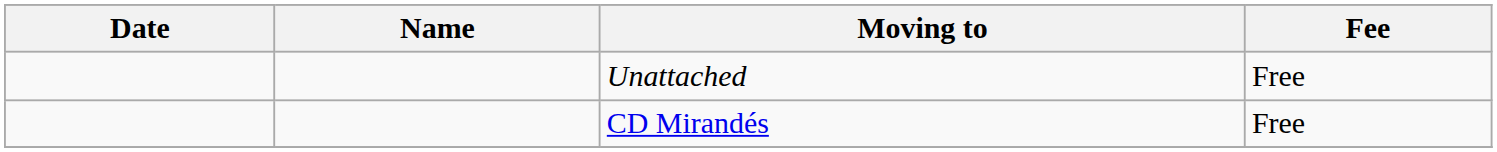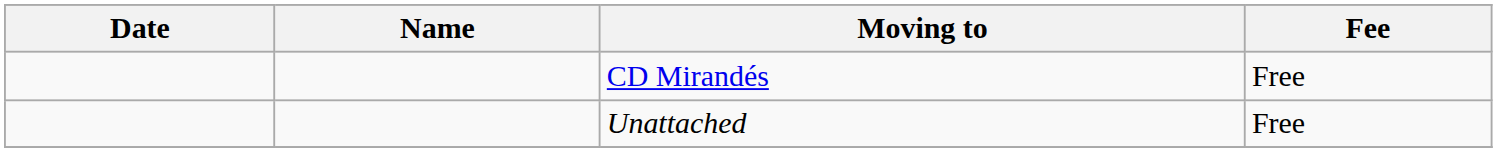rows swapped: (677, 75) <-> (688, 123)
